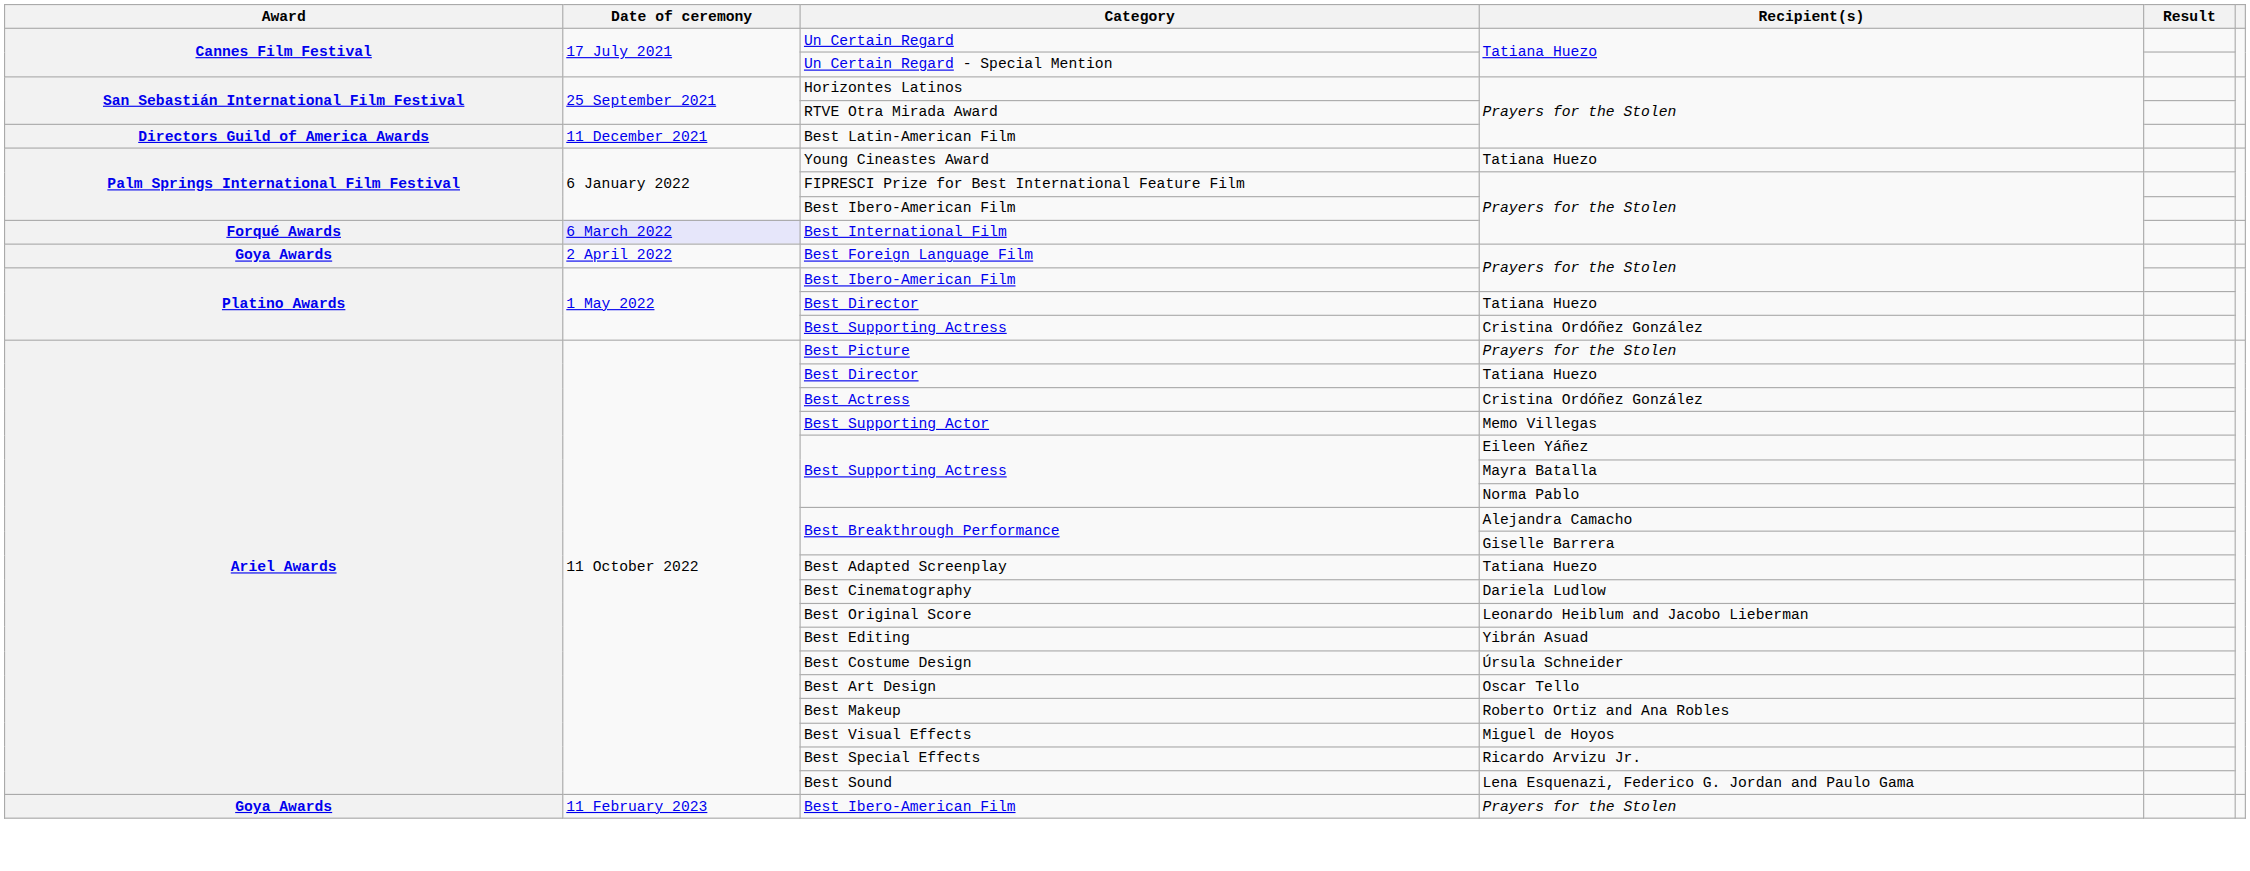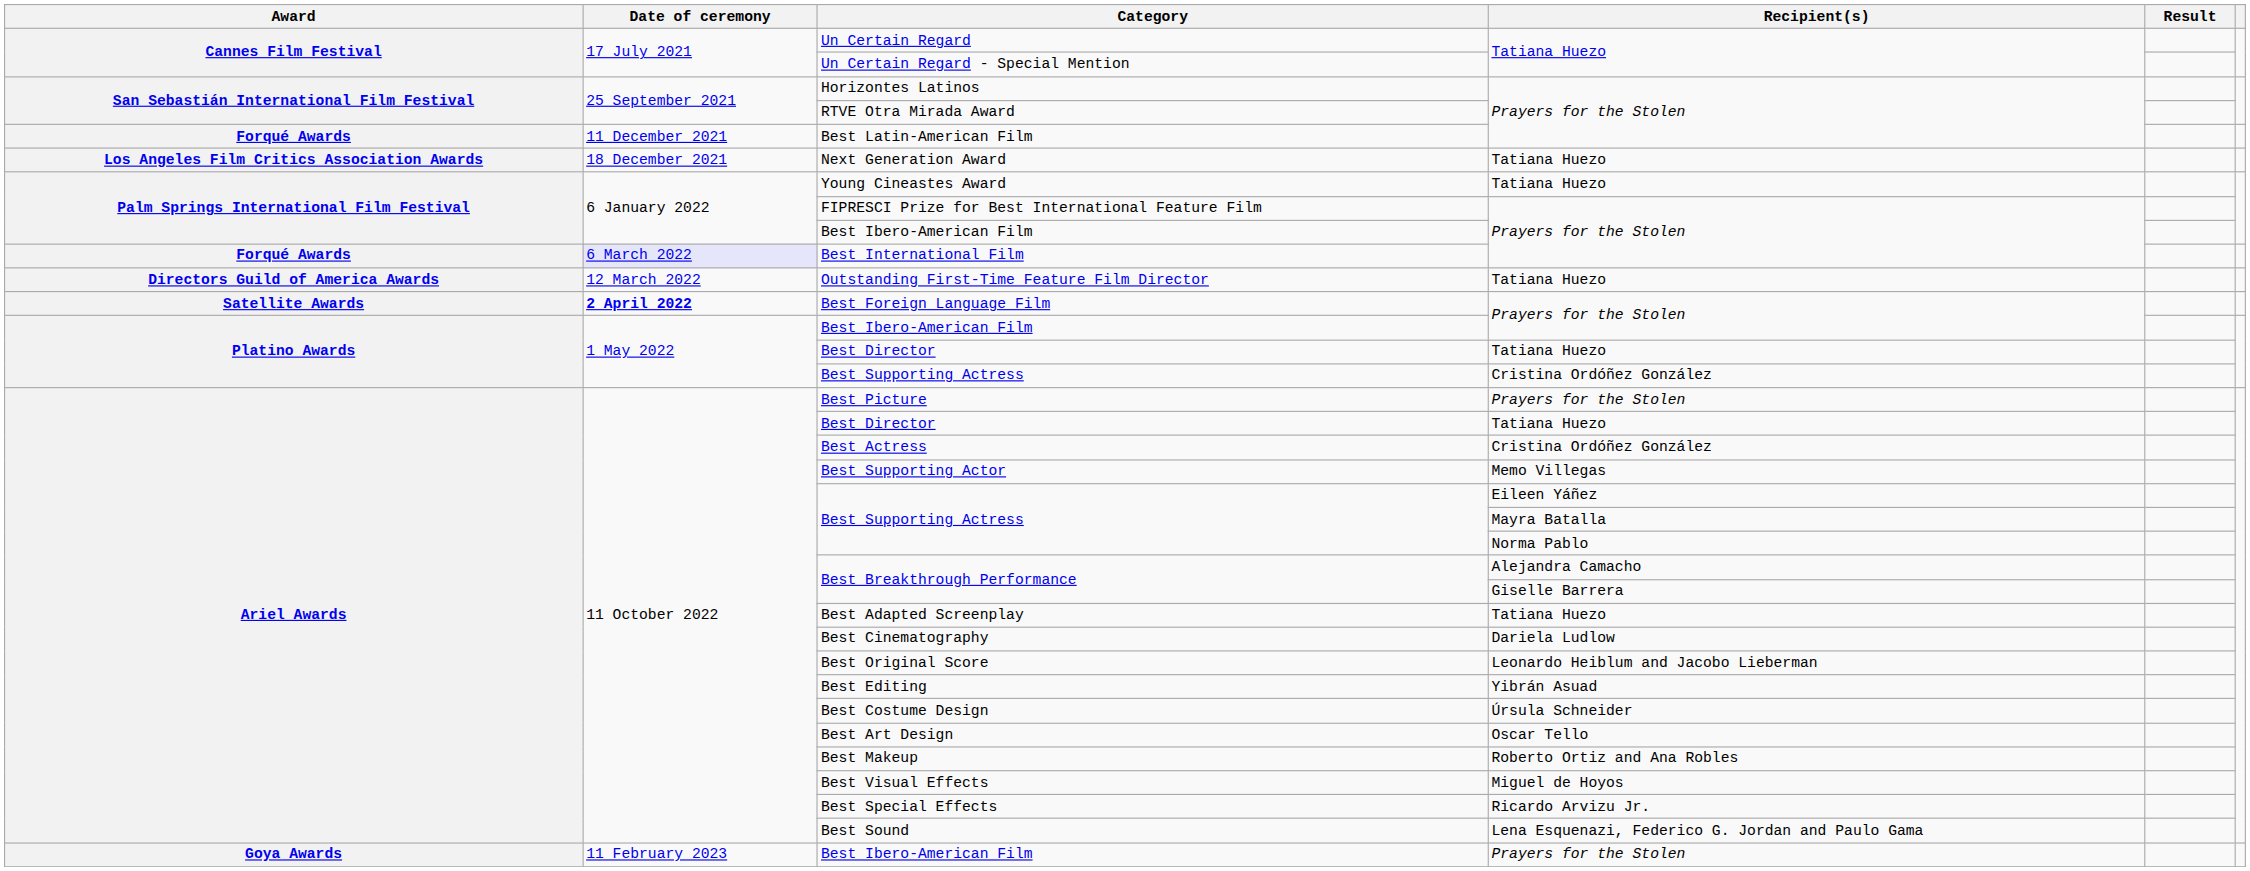(284, 136) Directors Guild of America Awards -> (294, 136) Forqué Awards
+ row: (914, 160)
+ row: (1015, 280)
(284, 256) Goya Awards -> (294, 304) Satellite Awards
(619, 256) normal -> (639, 304) bold
